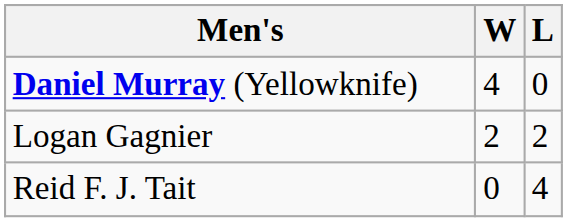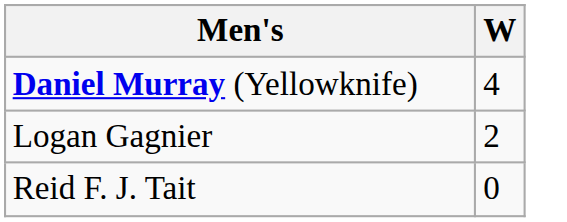- column: (543, 30)
